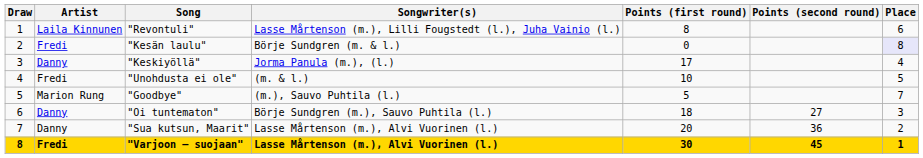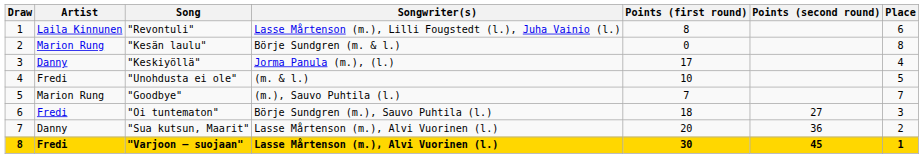(52, 46) Fredi -> (71, 46) Marion Rung
(901, 46) lavender background -> (901, 46) no background
(686, 95) 5 -> (686, 95) 7
(52, 112) Danny -> (52, 112) Fredi
